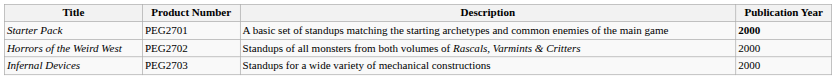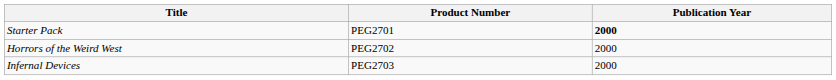- column: (488, 13)
